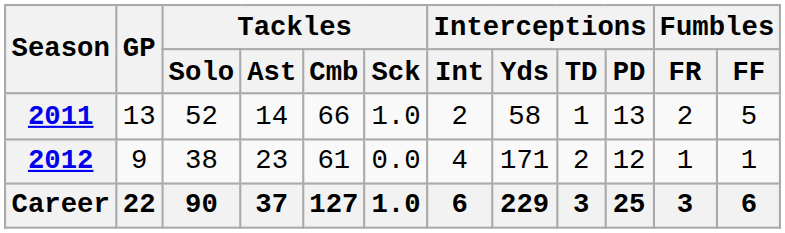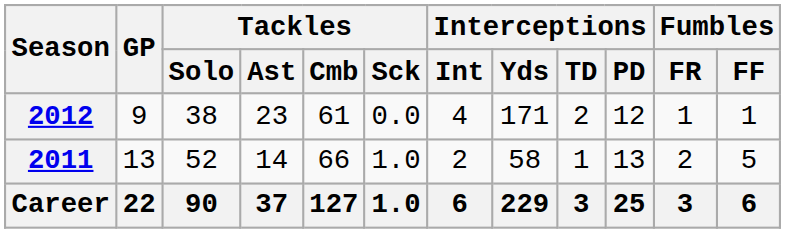rows swapped: (61, 116) <-> (61, 161)
